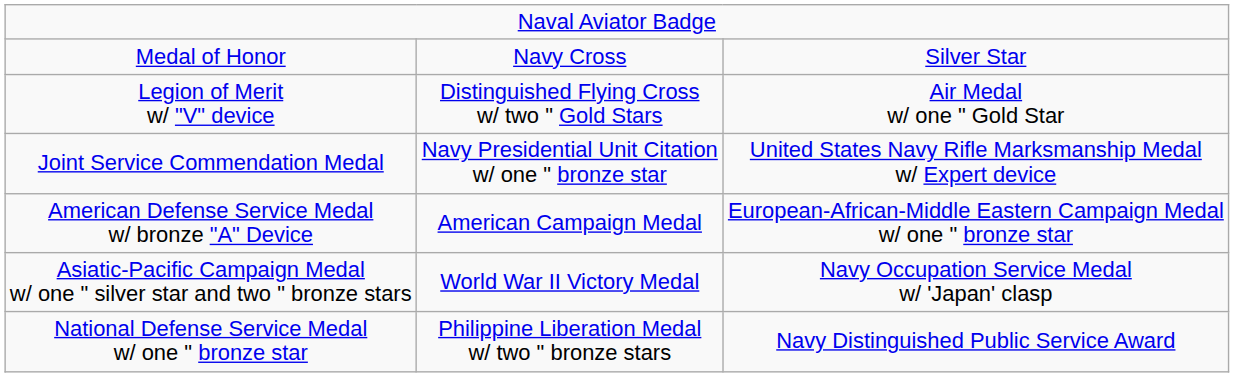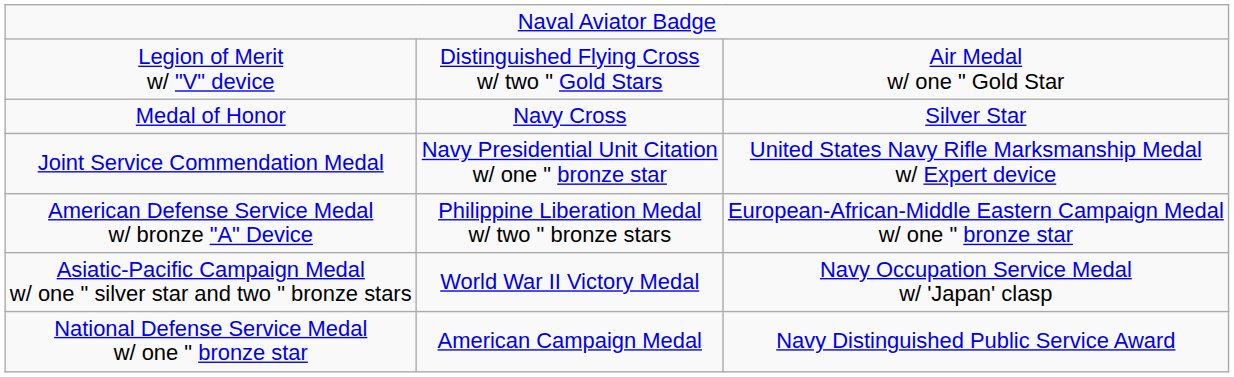rows swapped: (211, 56) <-> (211, 103)
(570, 222) American Campaign Medal -> (570, 222) Philippine Liberation Medal w/ two " bronze stars
(570, 341) Philippine Liberation Medal w/ two " bronze stars -> (570, 341) American Campaign Medal
